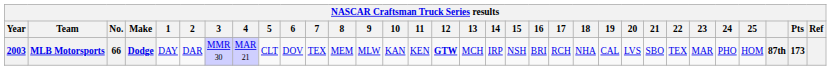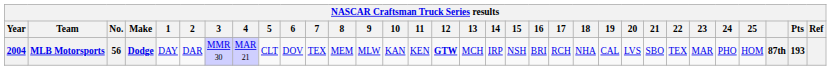(16, 51) 2003 -> (16, 51) 2004
(116, 51) 66 -> (116, 51) 56
(798, 51) 173 -> (798, 51) 193
